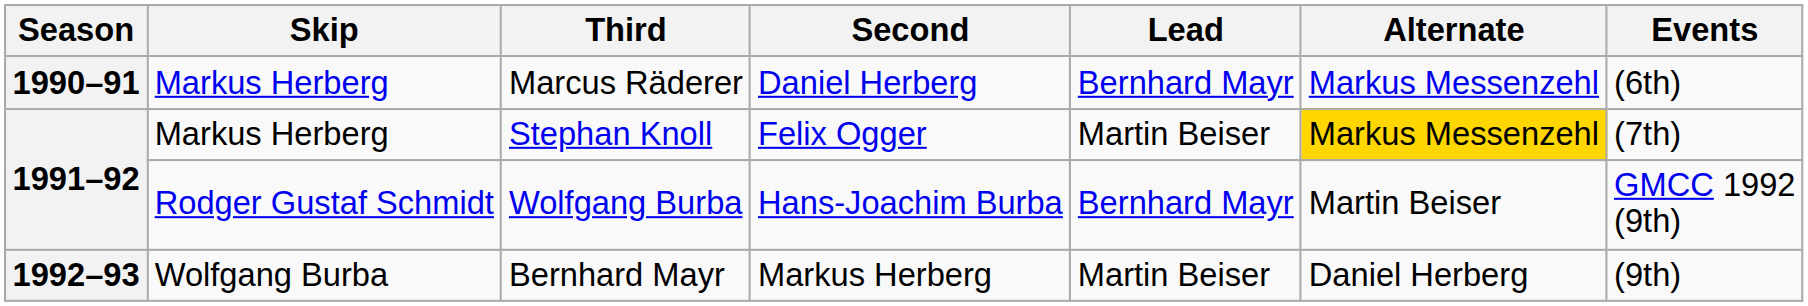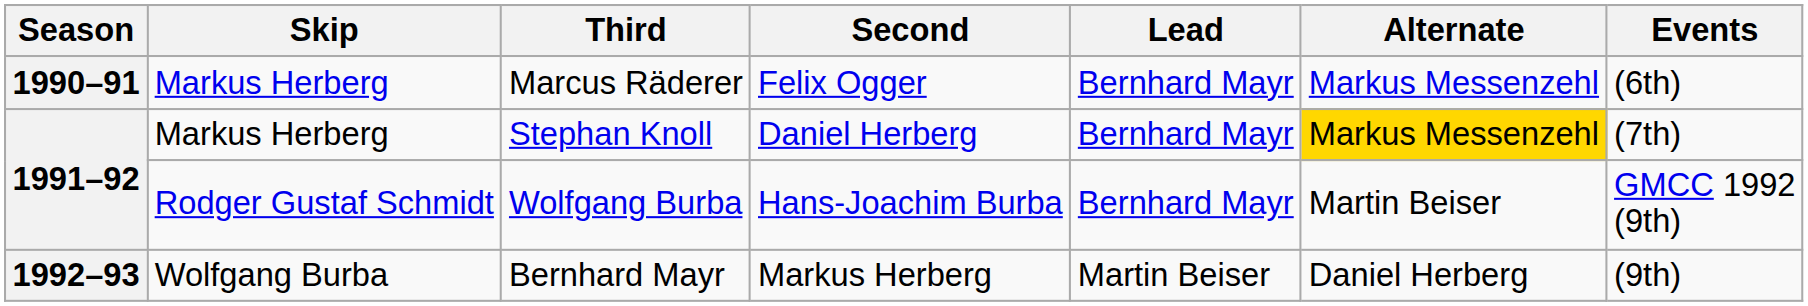(868, 82) Daniel Herberg -> (842, 82) Felix Ogger
(842, 133) Felix Ogger -> (868, 133) Daniel Herberg
(1174, 133) Martin Beiser -> (1186, 133) Bernhard Mayr
